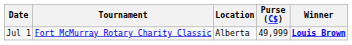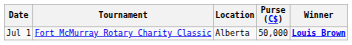(273, 34) 49,999 -> (273, 34) 50,000
